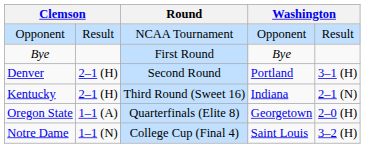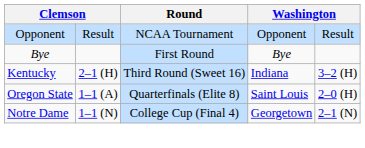- row: (26, 73)
(338, 93) 2–1 (N) -> (338, 73) 3–2 (H)
(282, 113) Georgetown -> (279, 93) Saint Louis
(279, 133) Saint Louis -> (282, 113) Georgetown
(338, 133) 3–2 (H) -> (338, 113) 2–1 (N)
